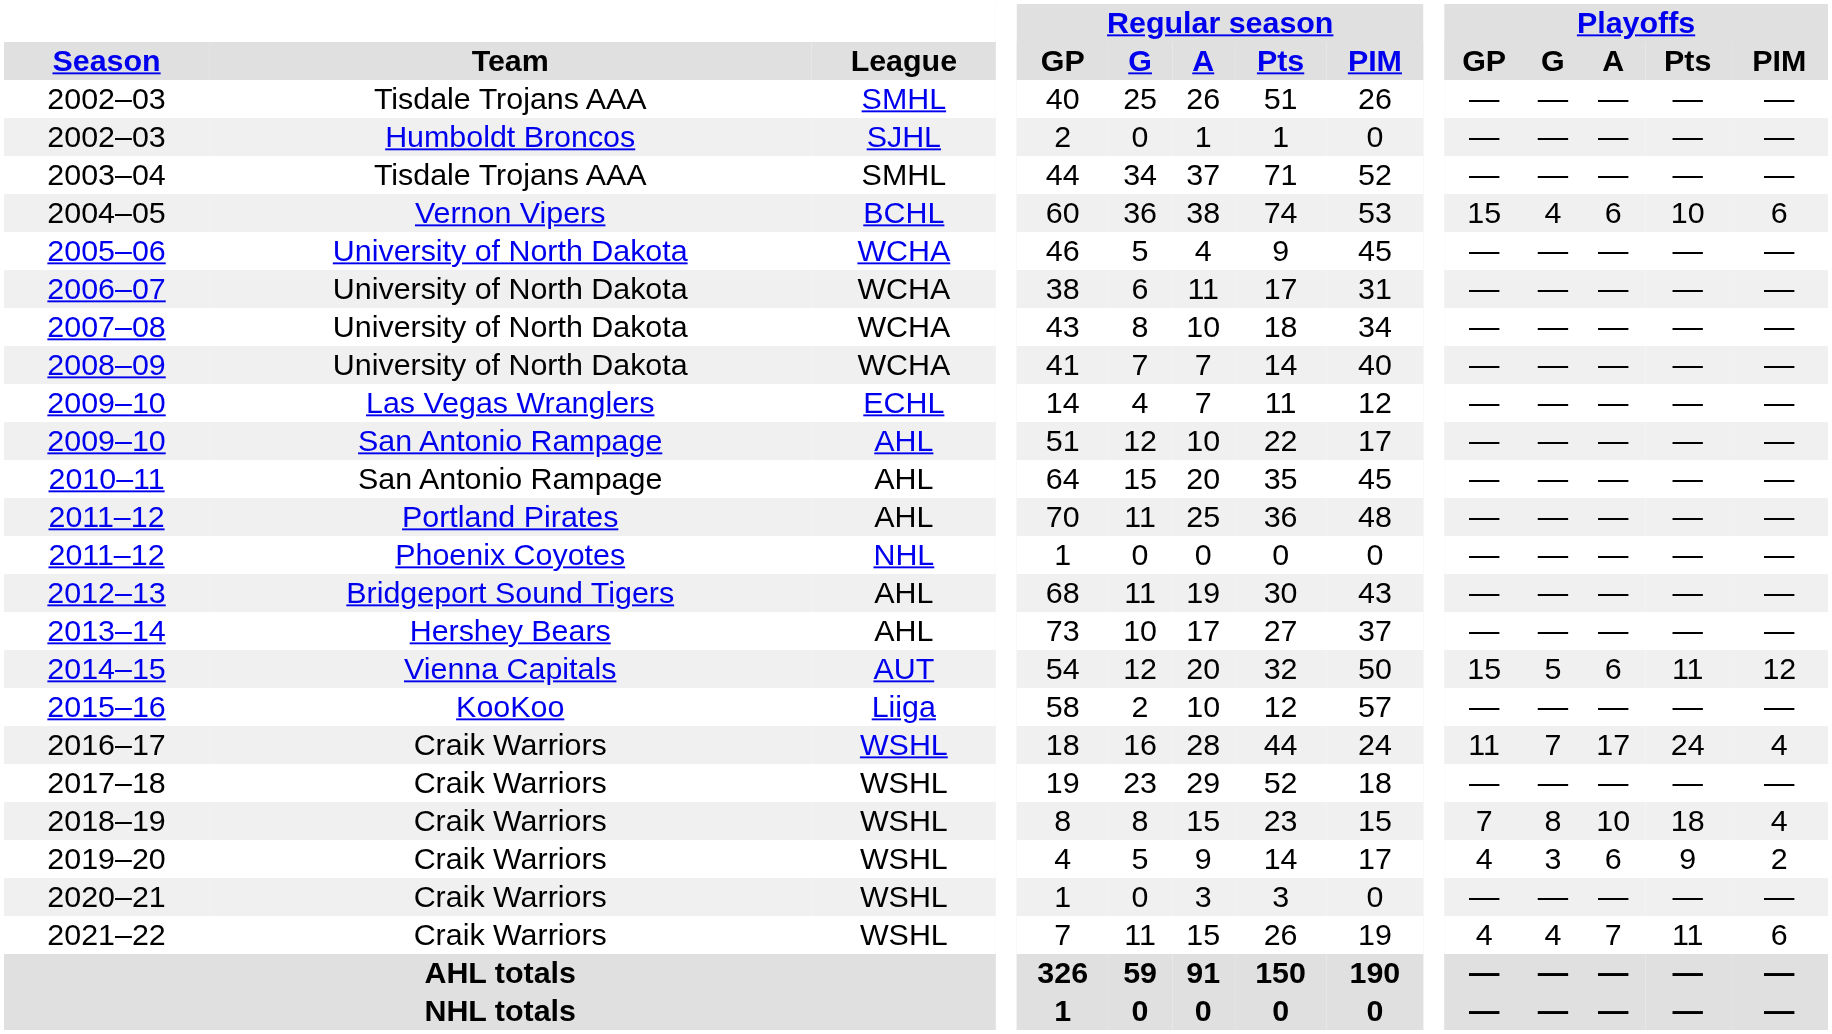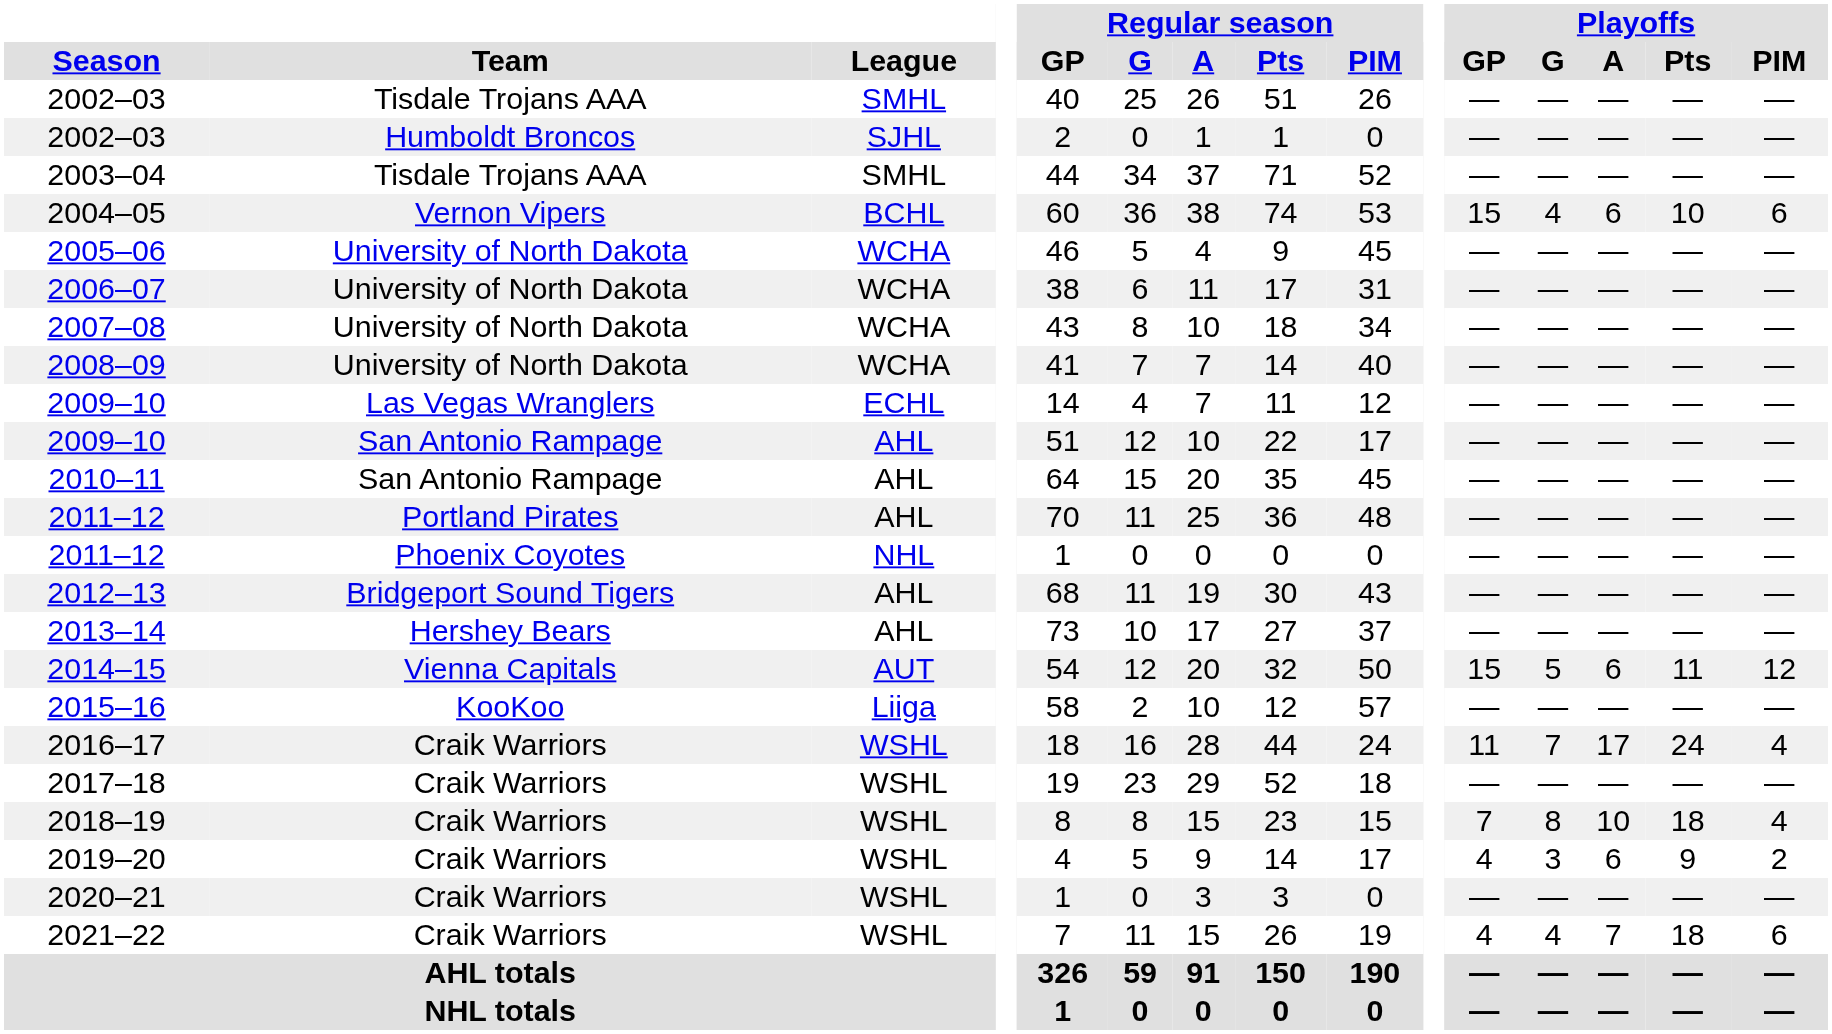(1688, 934) 11 -> (1688, 934) 18
